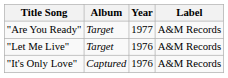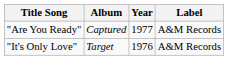(100, 30) Target -> (106, 30) Captured
- row: (38, 47)
(106, 64) Captured -> (100, 47) Target
